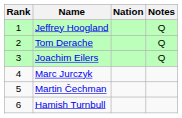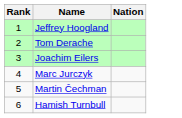- column: (161, 12)
